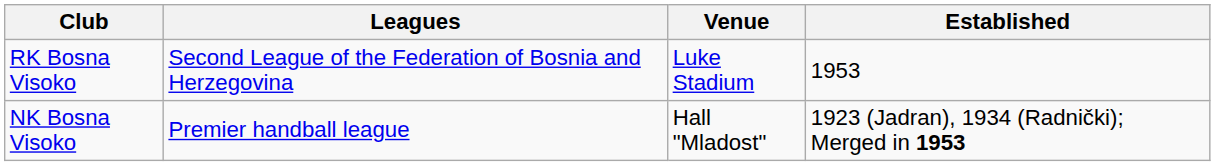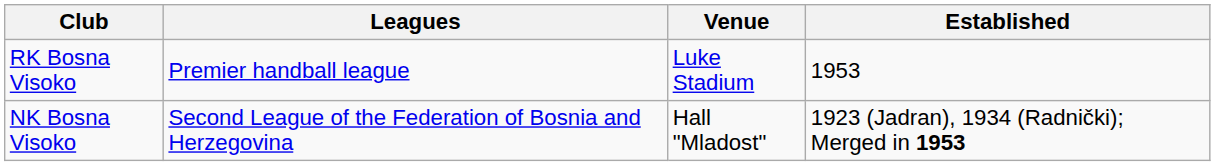(405, 69) Second League of the Federation of Bosnia and Herzegovina -> (289, 69) Premier handball league
(289, 130) Premier handball league -> (405, 130) Second League of the Federation of Bosnia and Herzegovina
